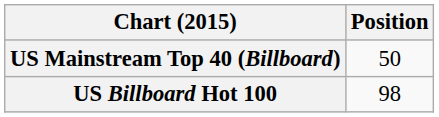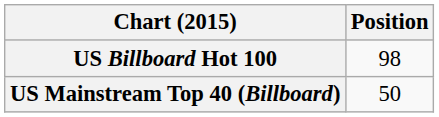rows swapped: (175, 93) <-> (175, 58)
